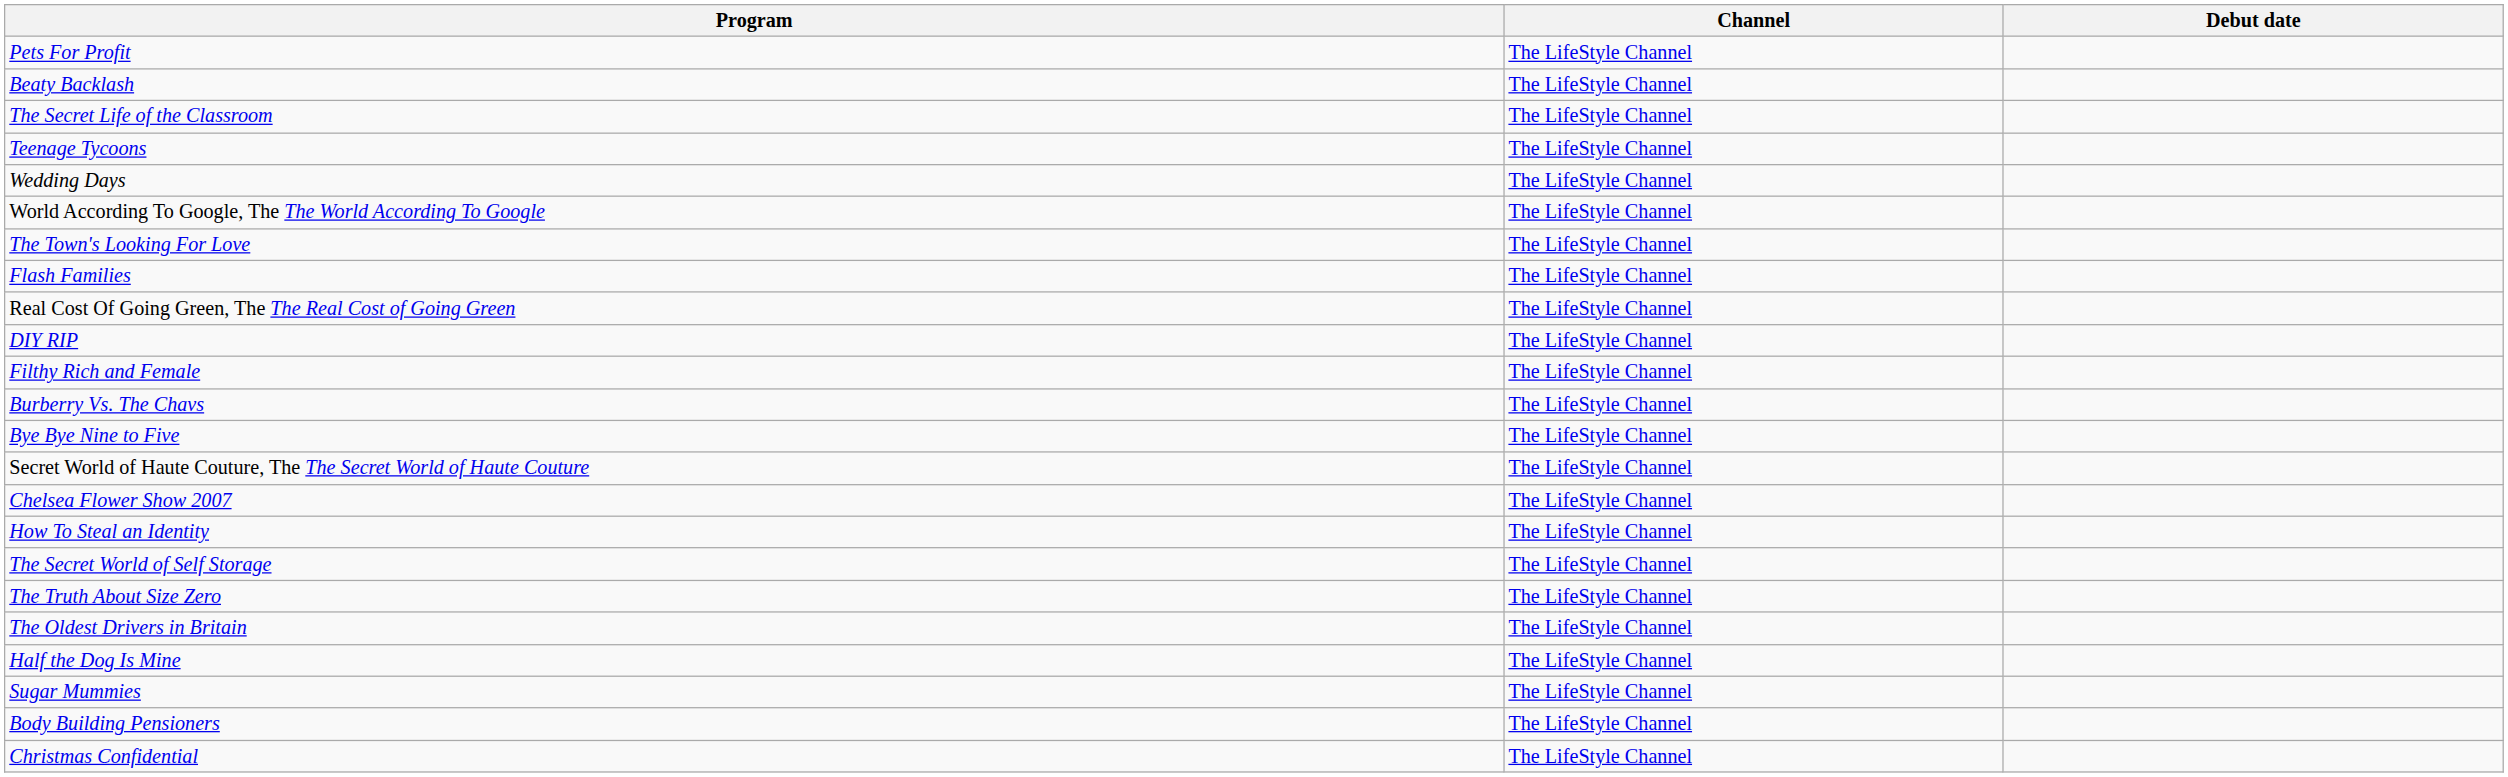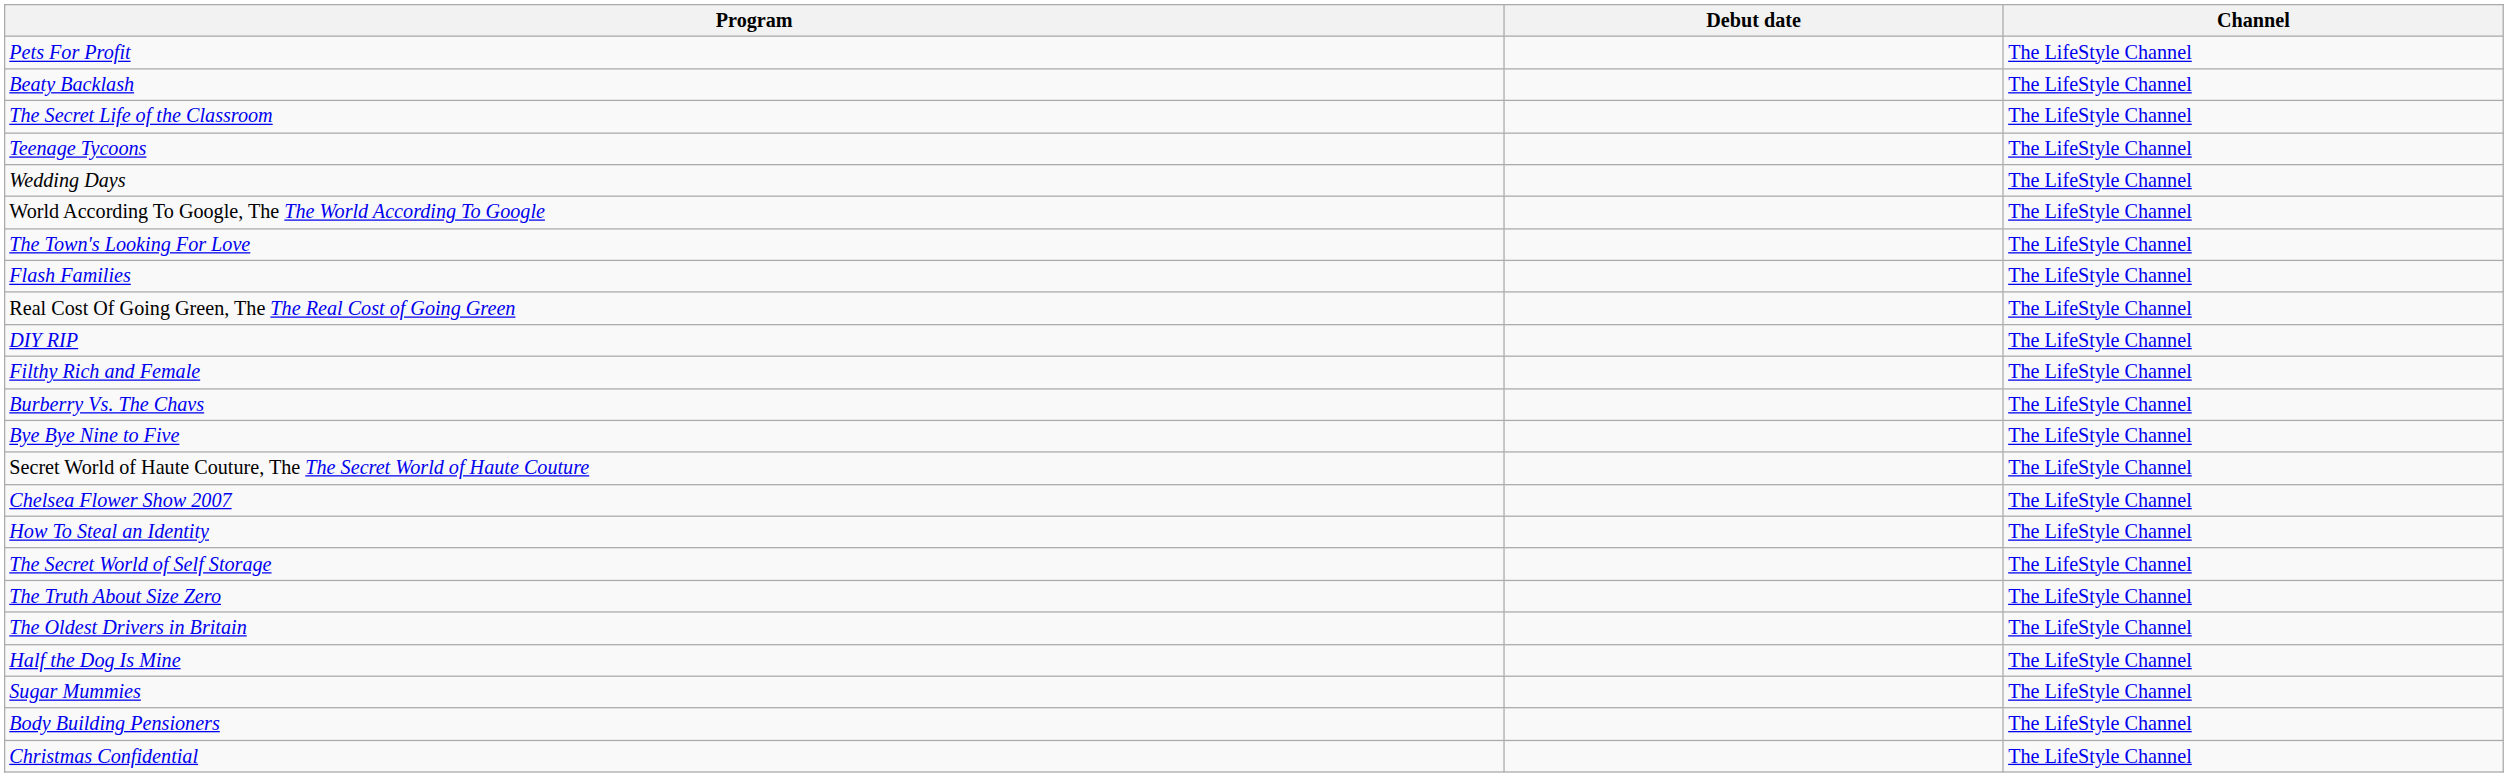columns swapped: (1754, 20) <-> (2253, 20)
